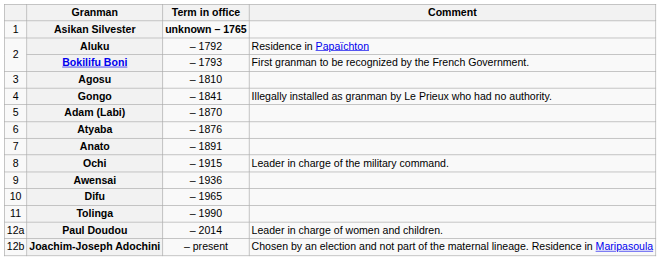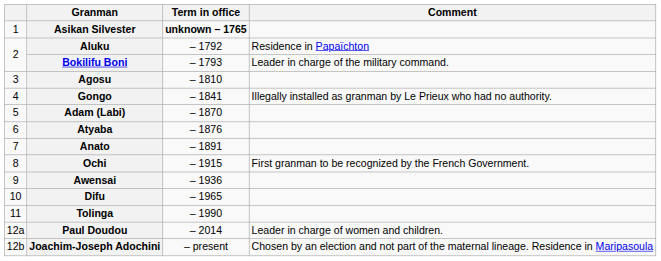(390, 63) First granman to be recognized by the French Government. -> (350, 63) Leader in charge of the military command.
(350, 163) Leader in charge of the military command. -> (390, 163) First granman to be recognized by the French Government.
